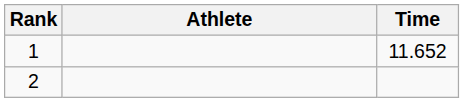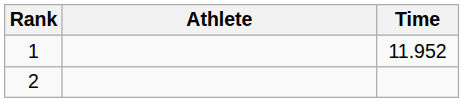(418, 50) 11.652 -> (418, 50) 11.952
